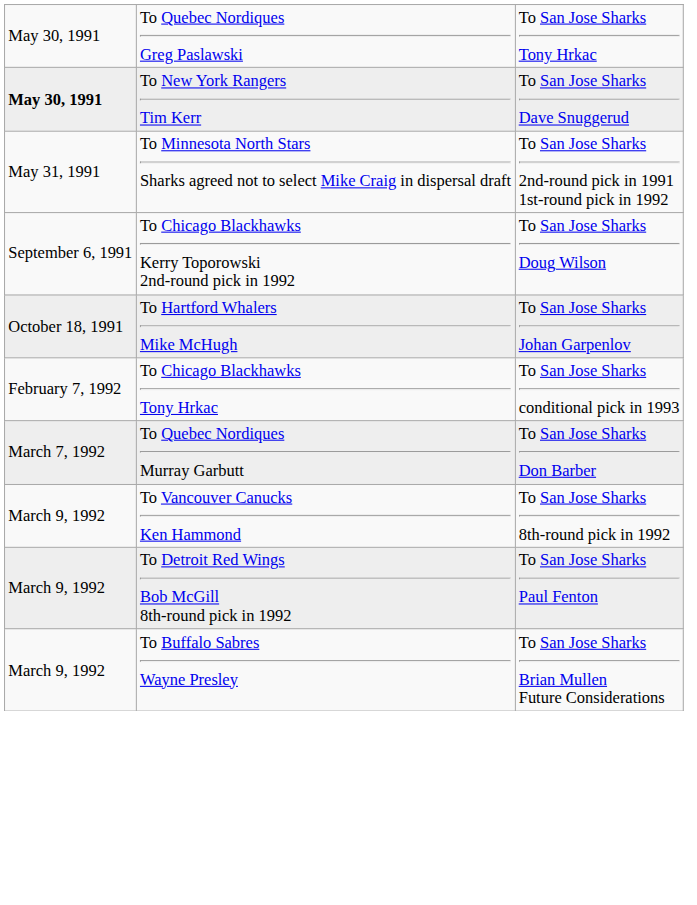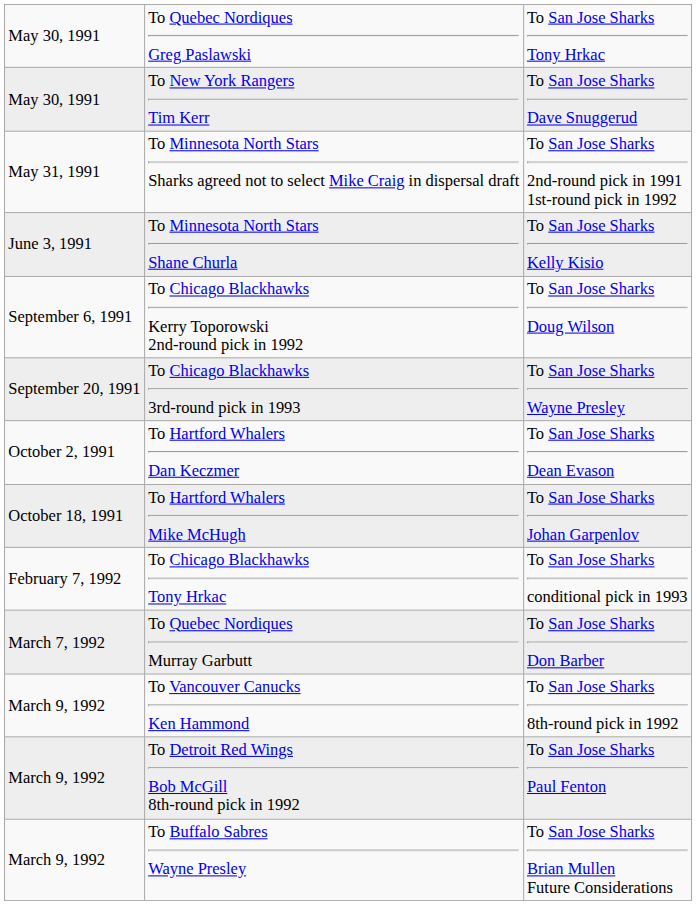(55, 99) bold -> (54, 99) normal
+ row: (334, 244)
+ row: (334, 389)
+ row: (334, 452)
